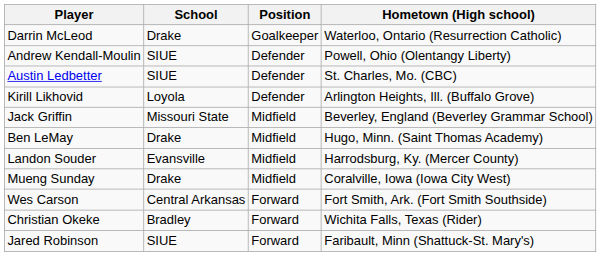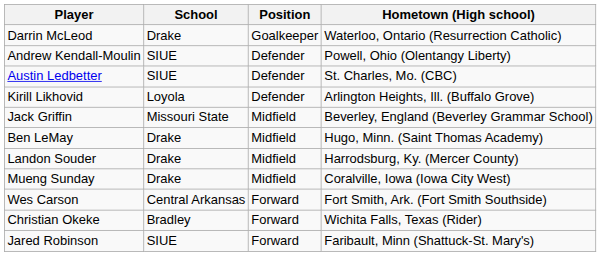(176, 158) Evansville -> (164, 158) Drake
